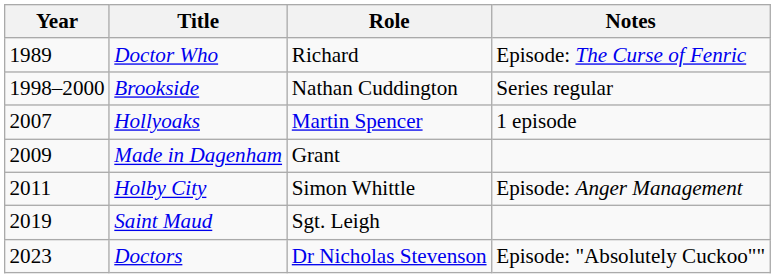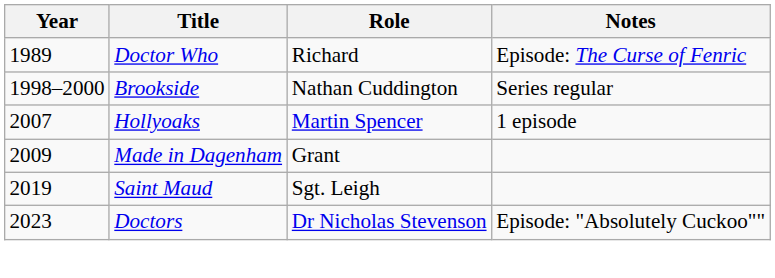- row: (160, 188)
